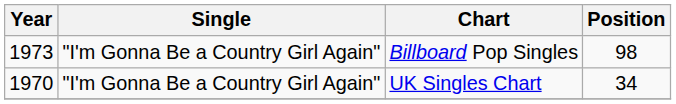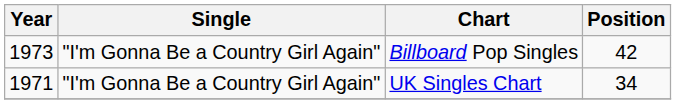(626, 51) 98 -> (626, 51) 42
(31, 83) 1970 -> (31, 83) 1971
